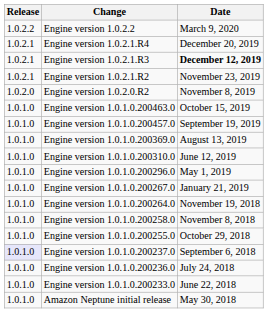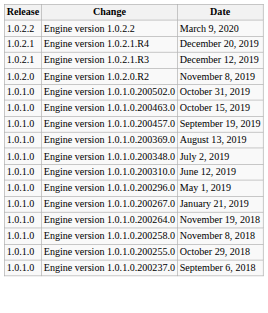(220, 60) bold -> (219, 60) normal
- row: (96, 76)
+ row: (109, 92)
+ row: (109, 156)
(20, 252) lavender background -> (20, 268) no background
- row: (109, 268)
- row: (109, 284)
- row: (107, 300)
